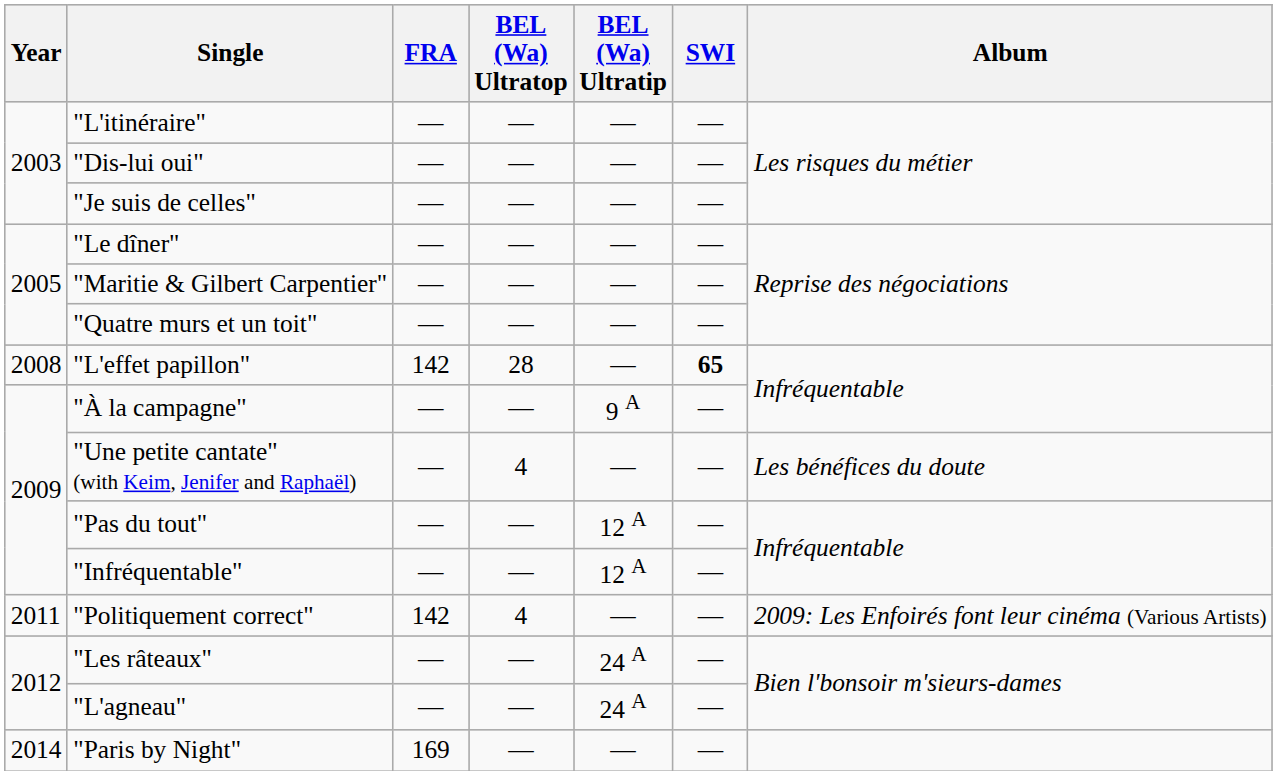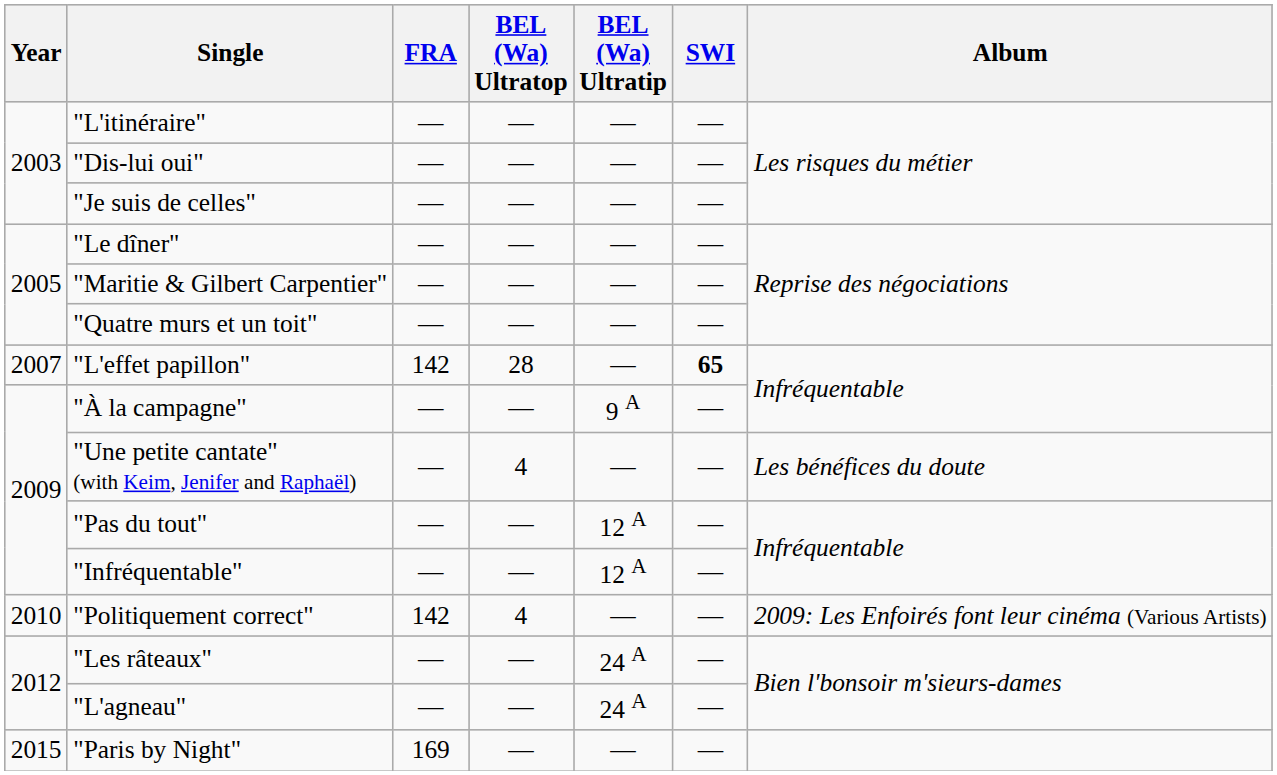(36, 364) 2008 -> (36, 364) 2007
(36, 615) 2011 -> (36, 615) 2010
(36, 750) 2014 -> (36, 750) 2015
